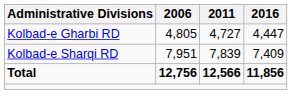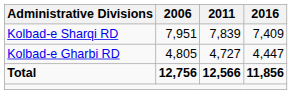rows swapped: (63, 34) <-> (63, 53)
